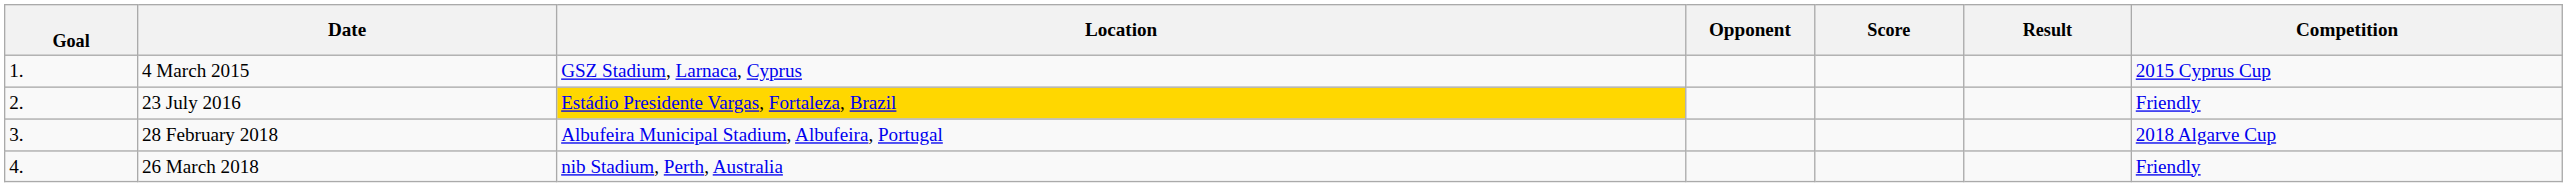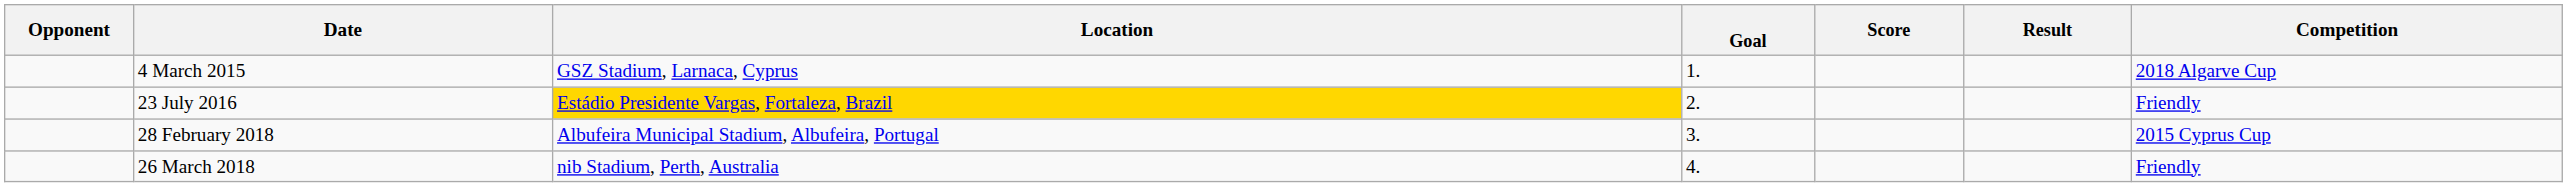columns swapped: (71, 41) <-> (1750, 30)
(2203, 71) 2015 Cyprus Cup -> (2206, 71) 2018 Algarve Cup
(2206, 135) 2018 Algarve Cup -> (2203, 135) 2015 Cyprus Cup
